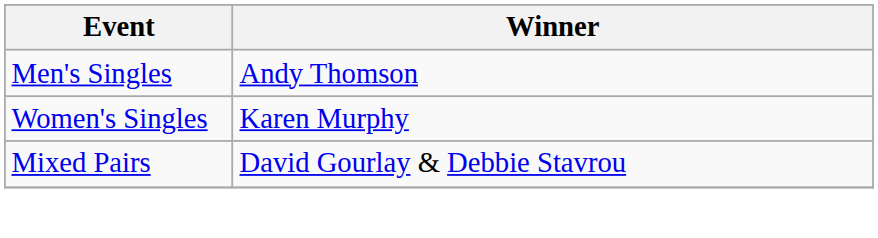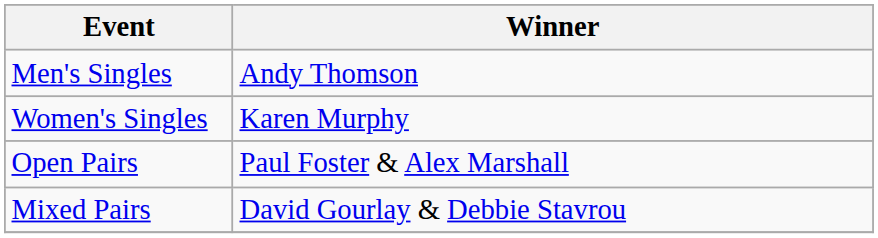+ row: (75, 163)
